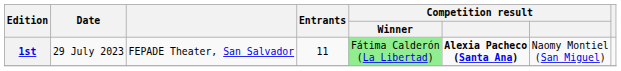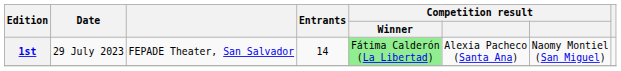(323, 51) 11 -> (323, 51) 14
(486, 51) bold -> (486, 51) normal
